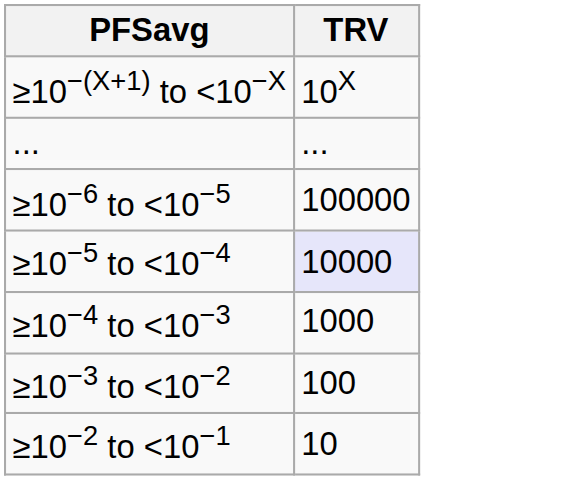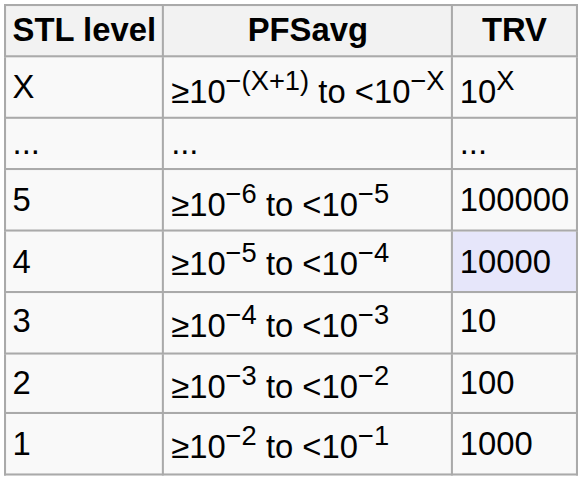+ column: (84, 30)
(338, 321) 1000 -> (478, 321) 10
(319, 443) 10 -> (496, 443) 1000
